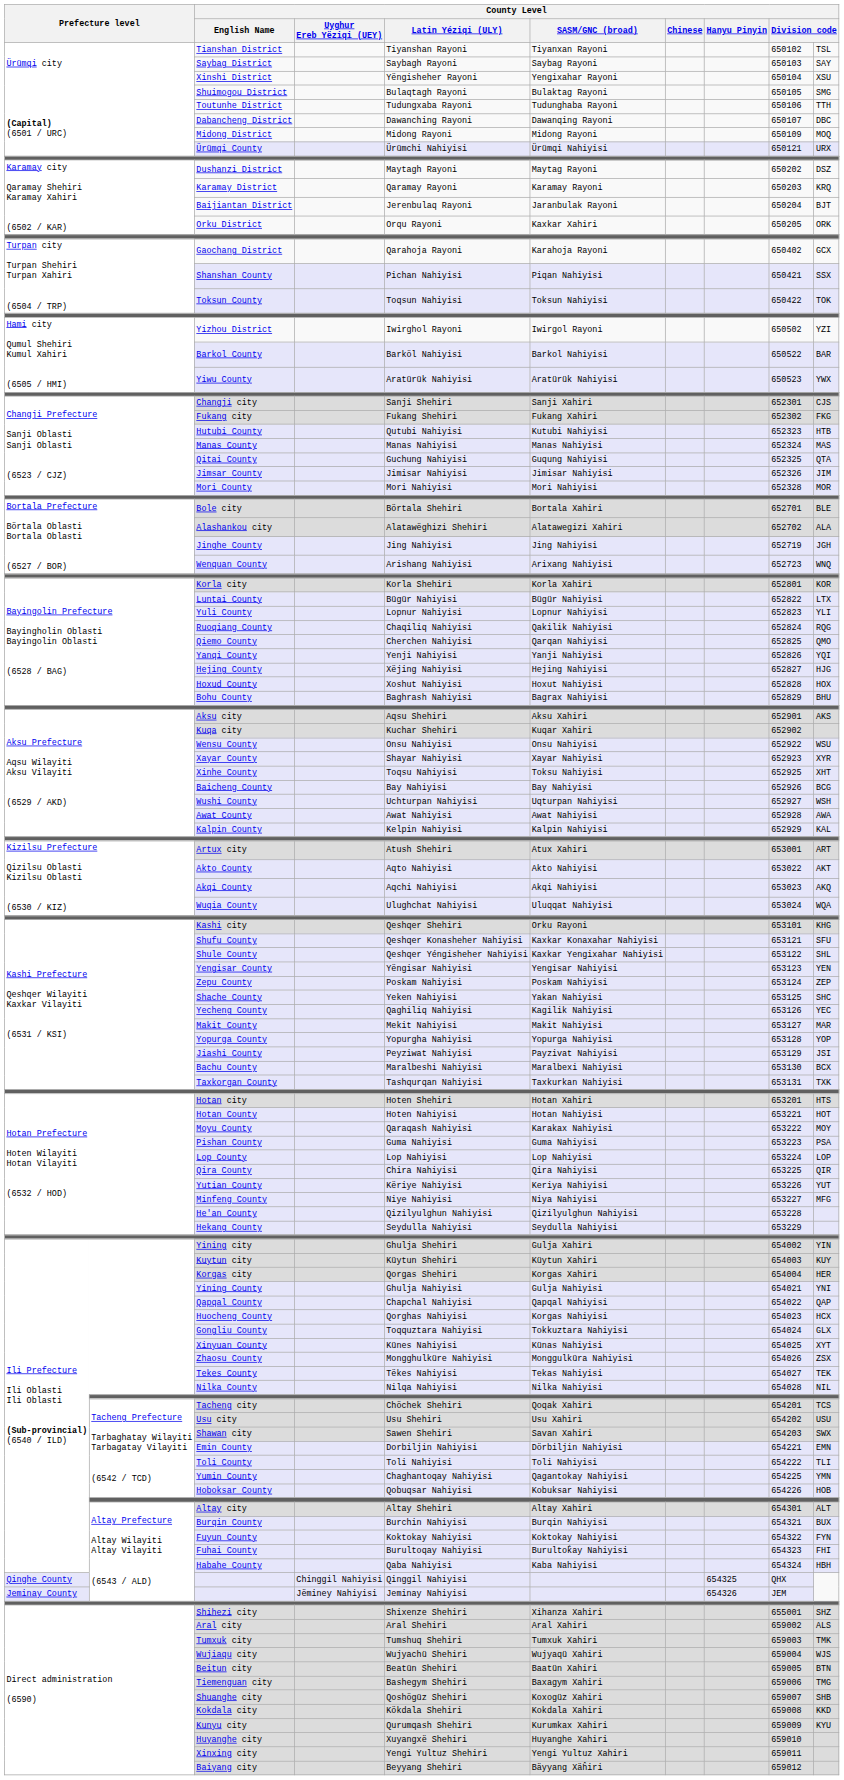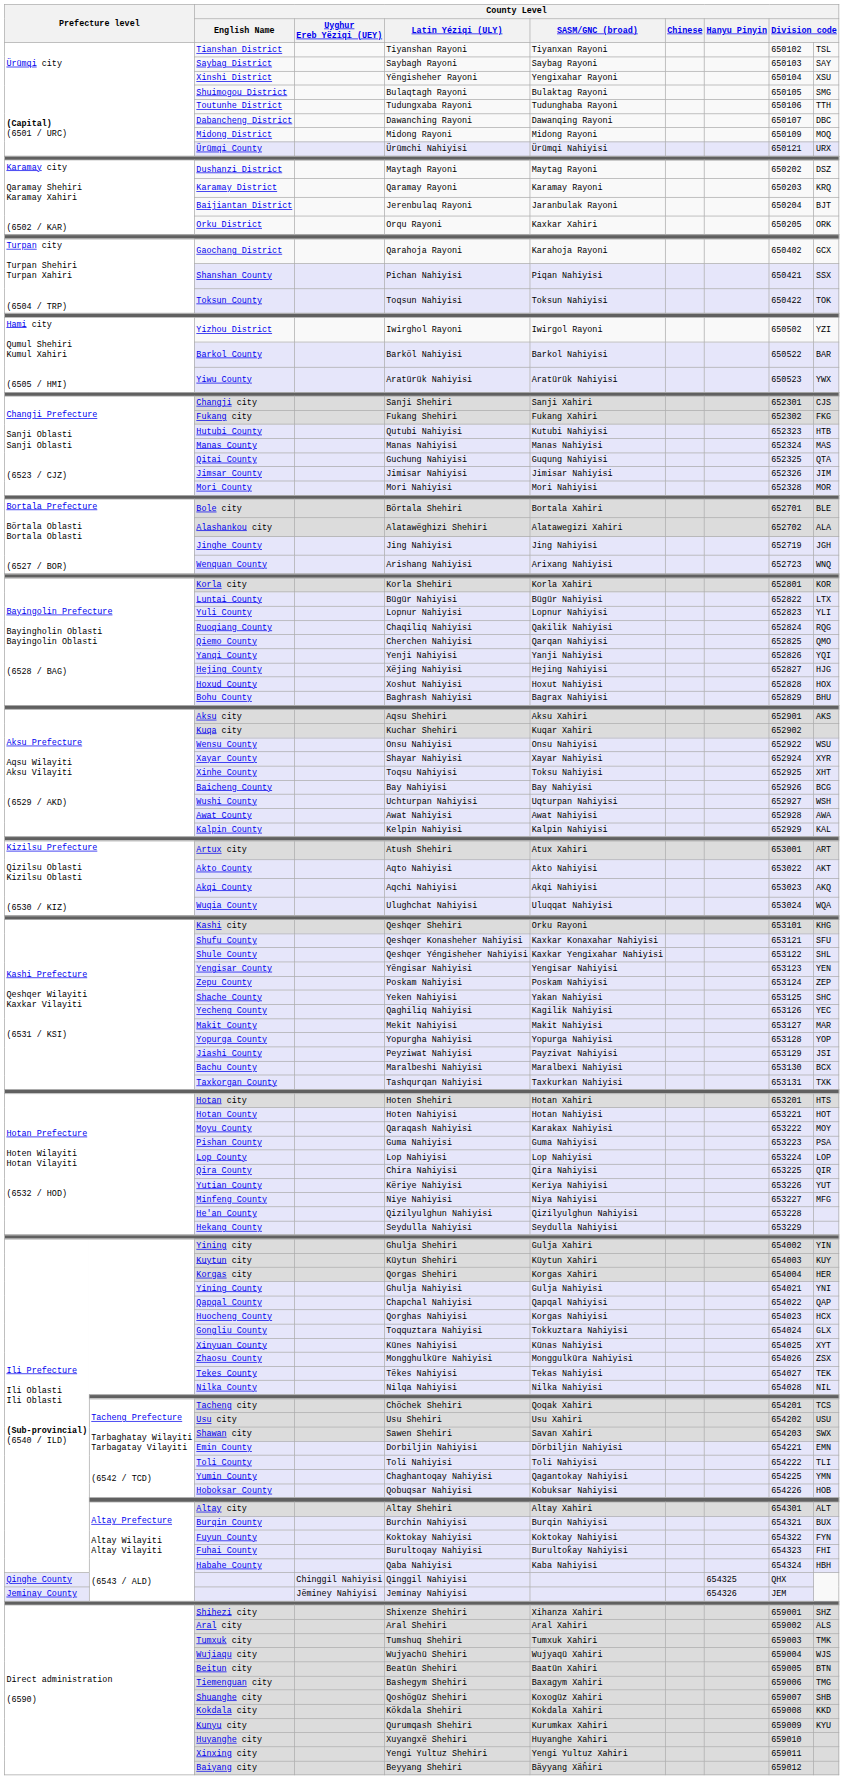(786, 759) 652923 -> (786, 759) 652924
(786, 1612) 655001 -> (786, 1612) 659001
